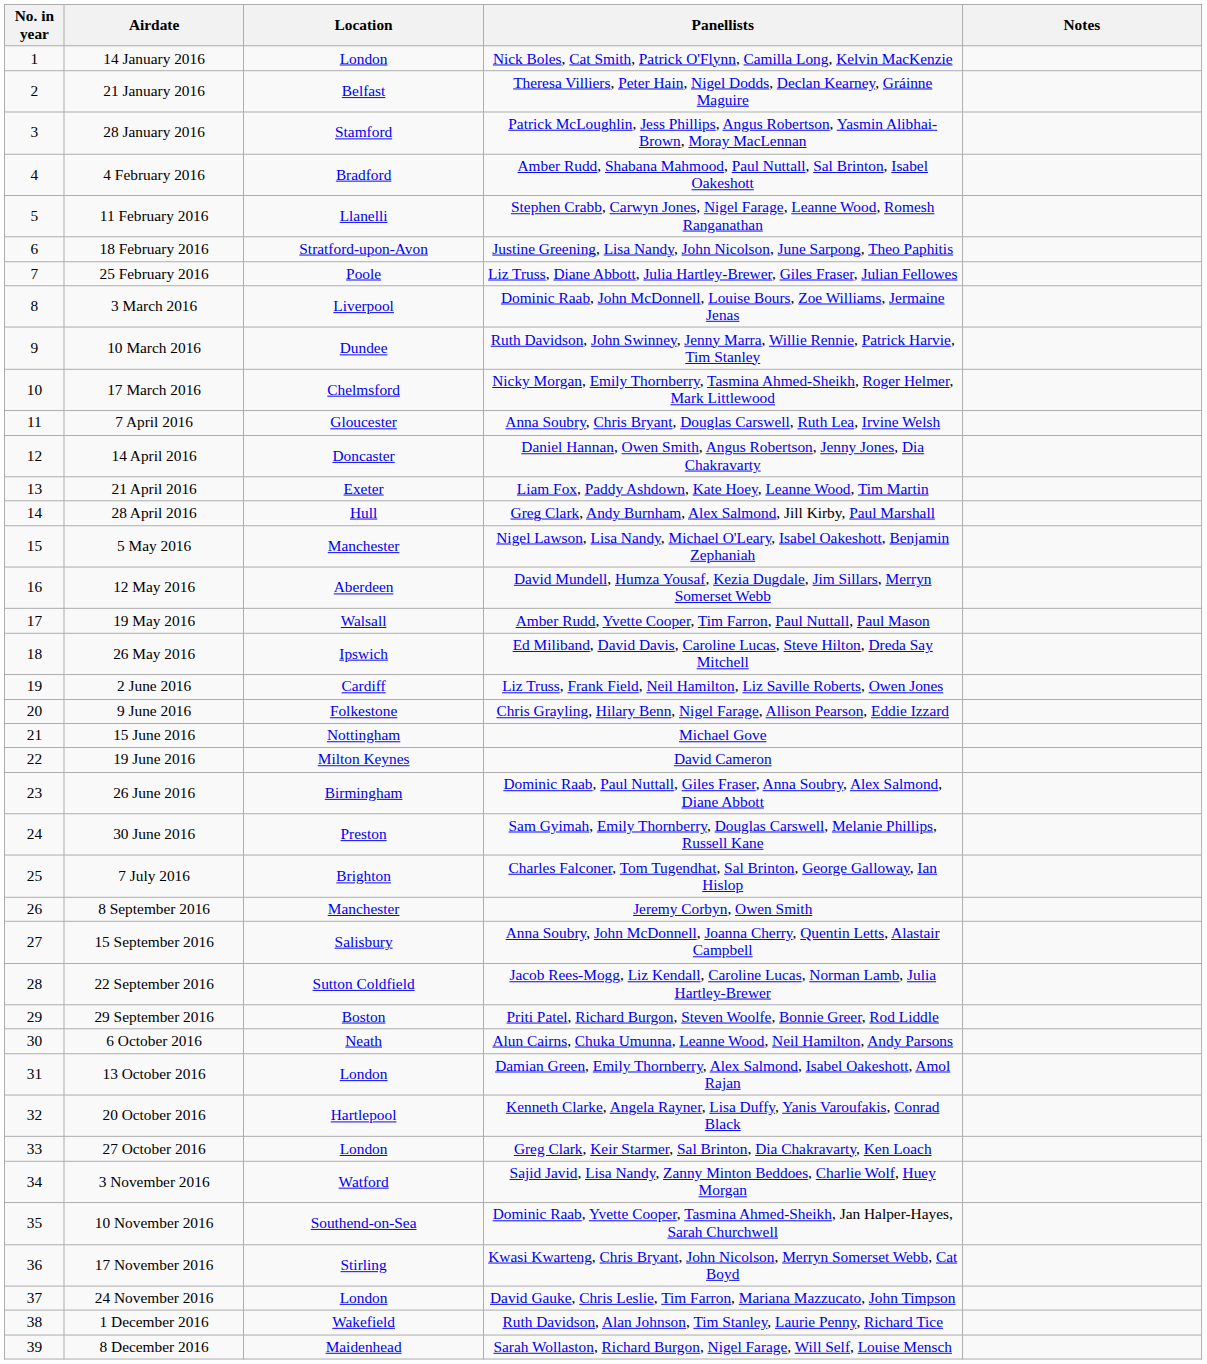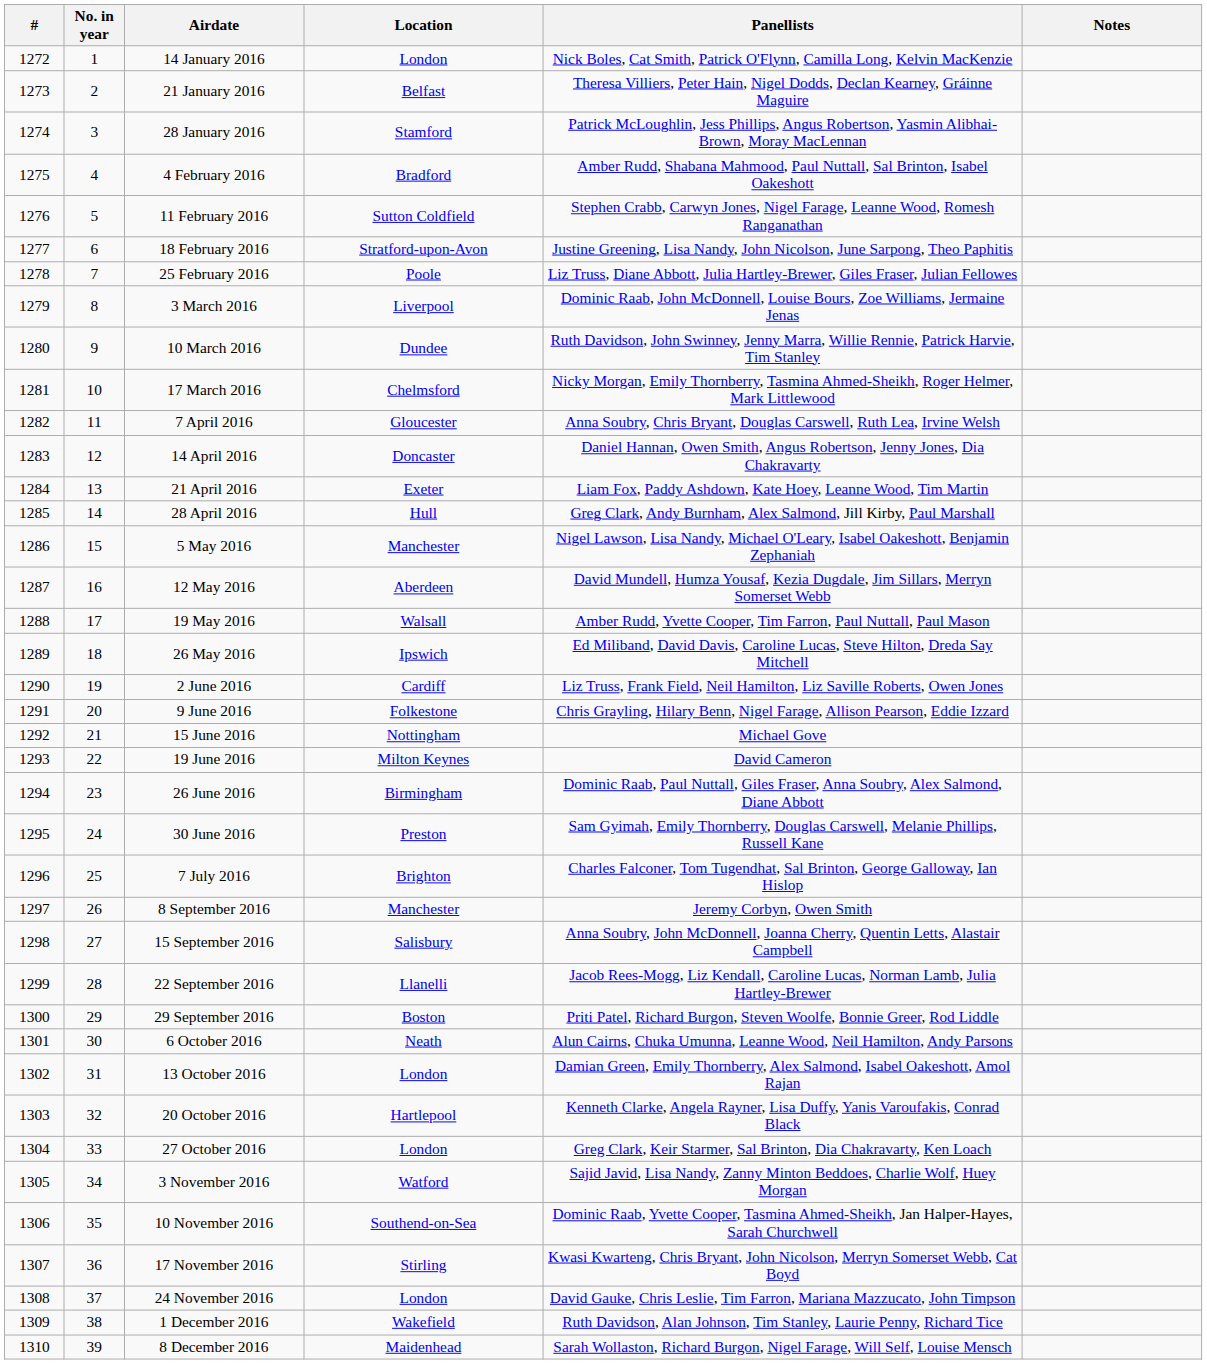+ column: (34, 25)
(364, 216) Llanelli -> (423, 216) Sutton Coldfield
(364, 983) Sutton Coldfield -> (423, 983) Llanelli
